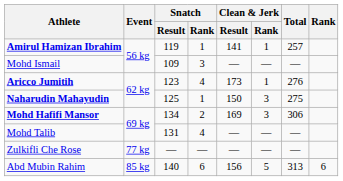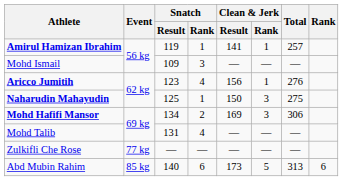(234, 81) 173 -> (234, 81) 156
(234, 167) 156 -> (234, 167) 173
